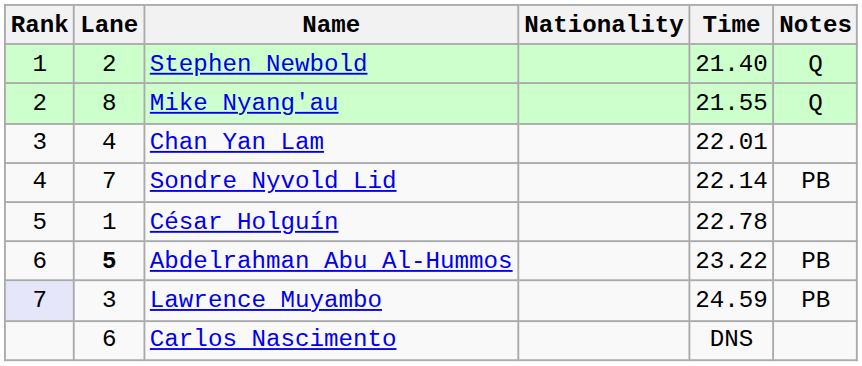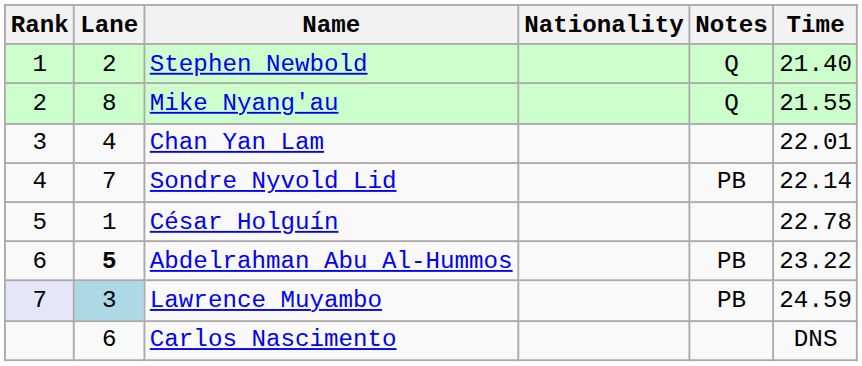columns swapped: (732, 25) <-> (816, 25)
(109, 300) no background -> (109, 300) lightblue background
